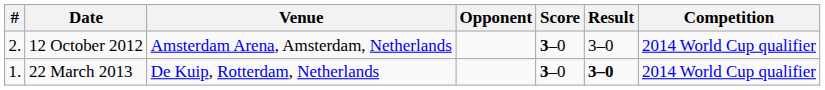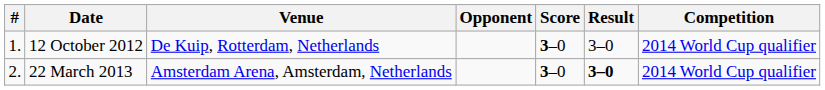(15, 44) 2. -> (15, 44) 1.
(301, 44) Amsterdam Arena, Amsterdam, Netherlands -> (265, 44) De Kuip, Rotterdam, Netherlands
(15, 71) 1. -> (15, 71) 2.
(265, 71) De Kuip, Rotterdam, Netherlands -> (301, 71) Amsterdam Arena, Amsterdam, Netherlands
